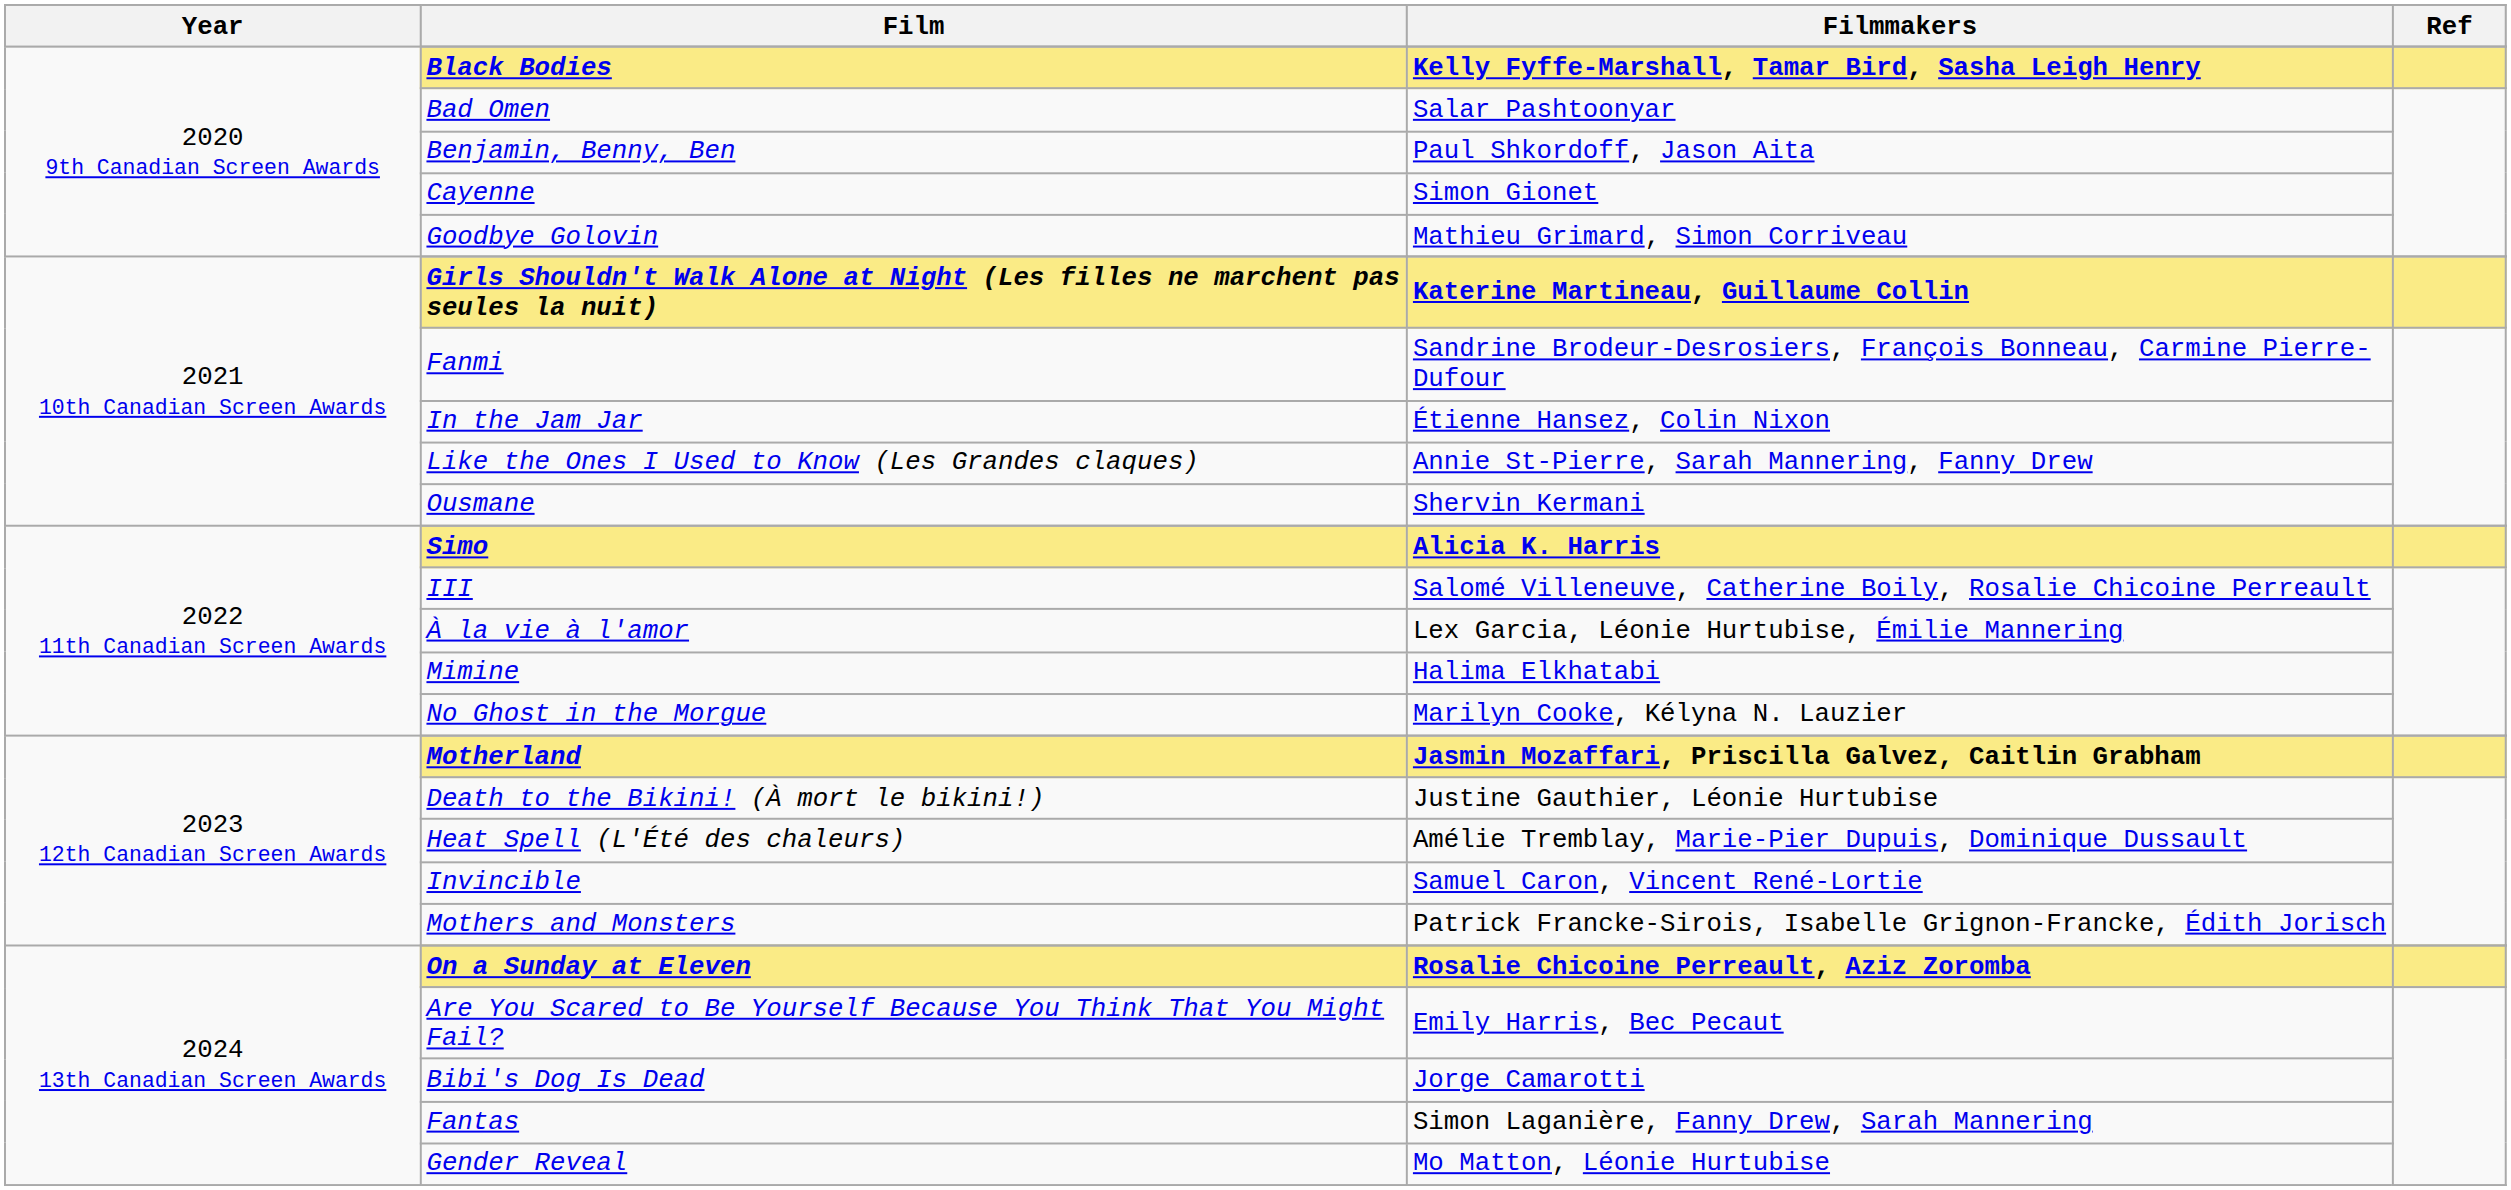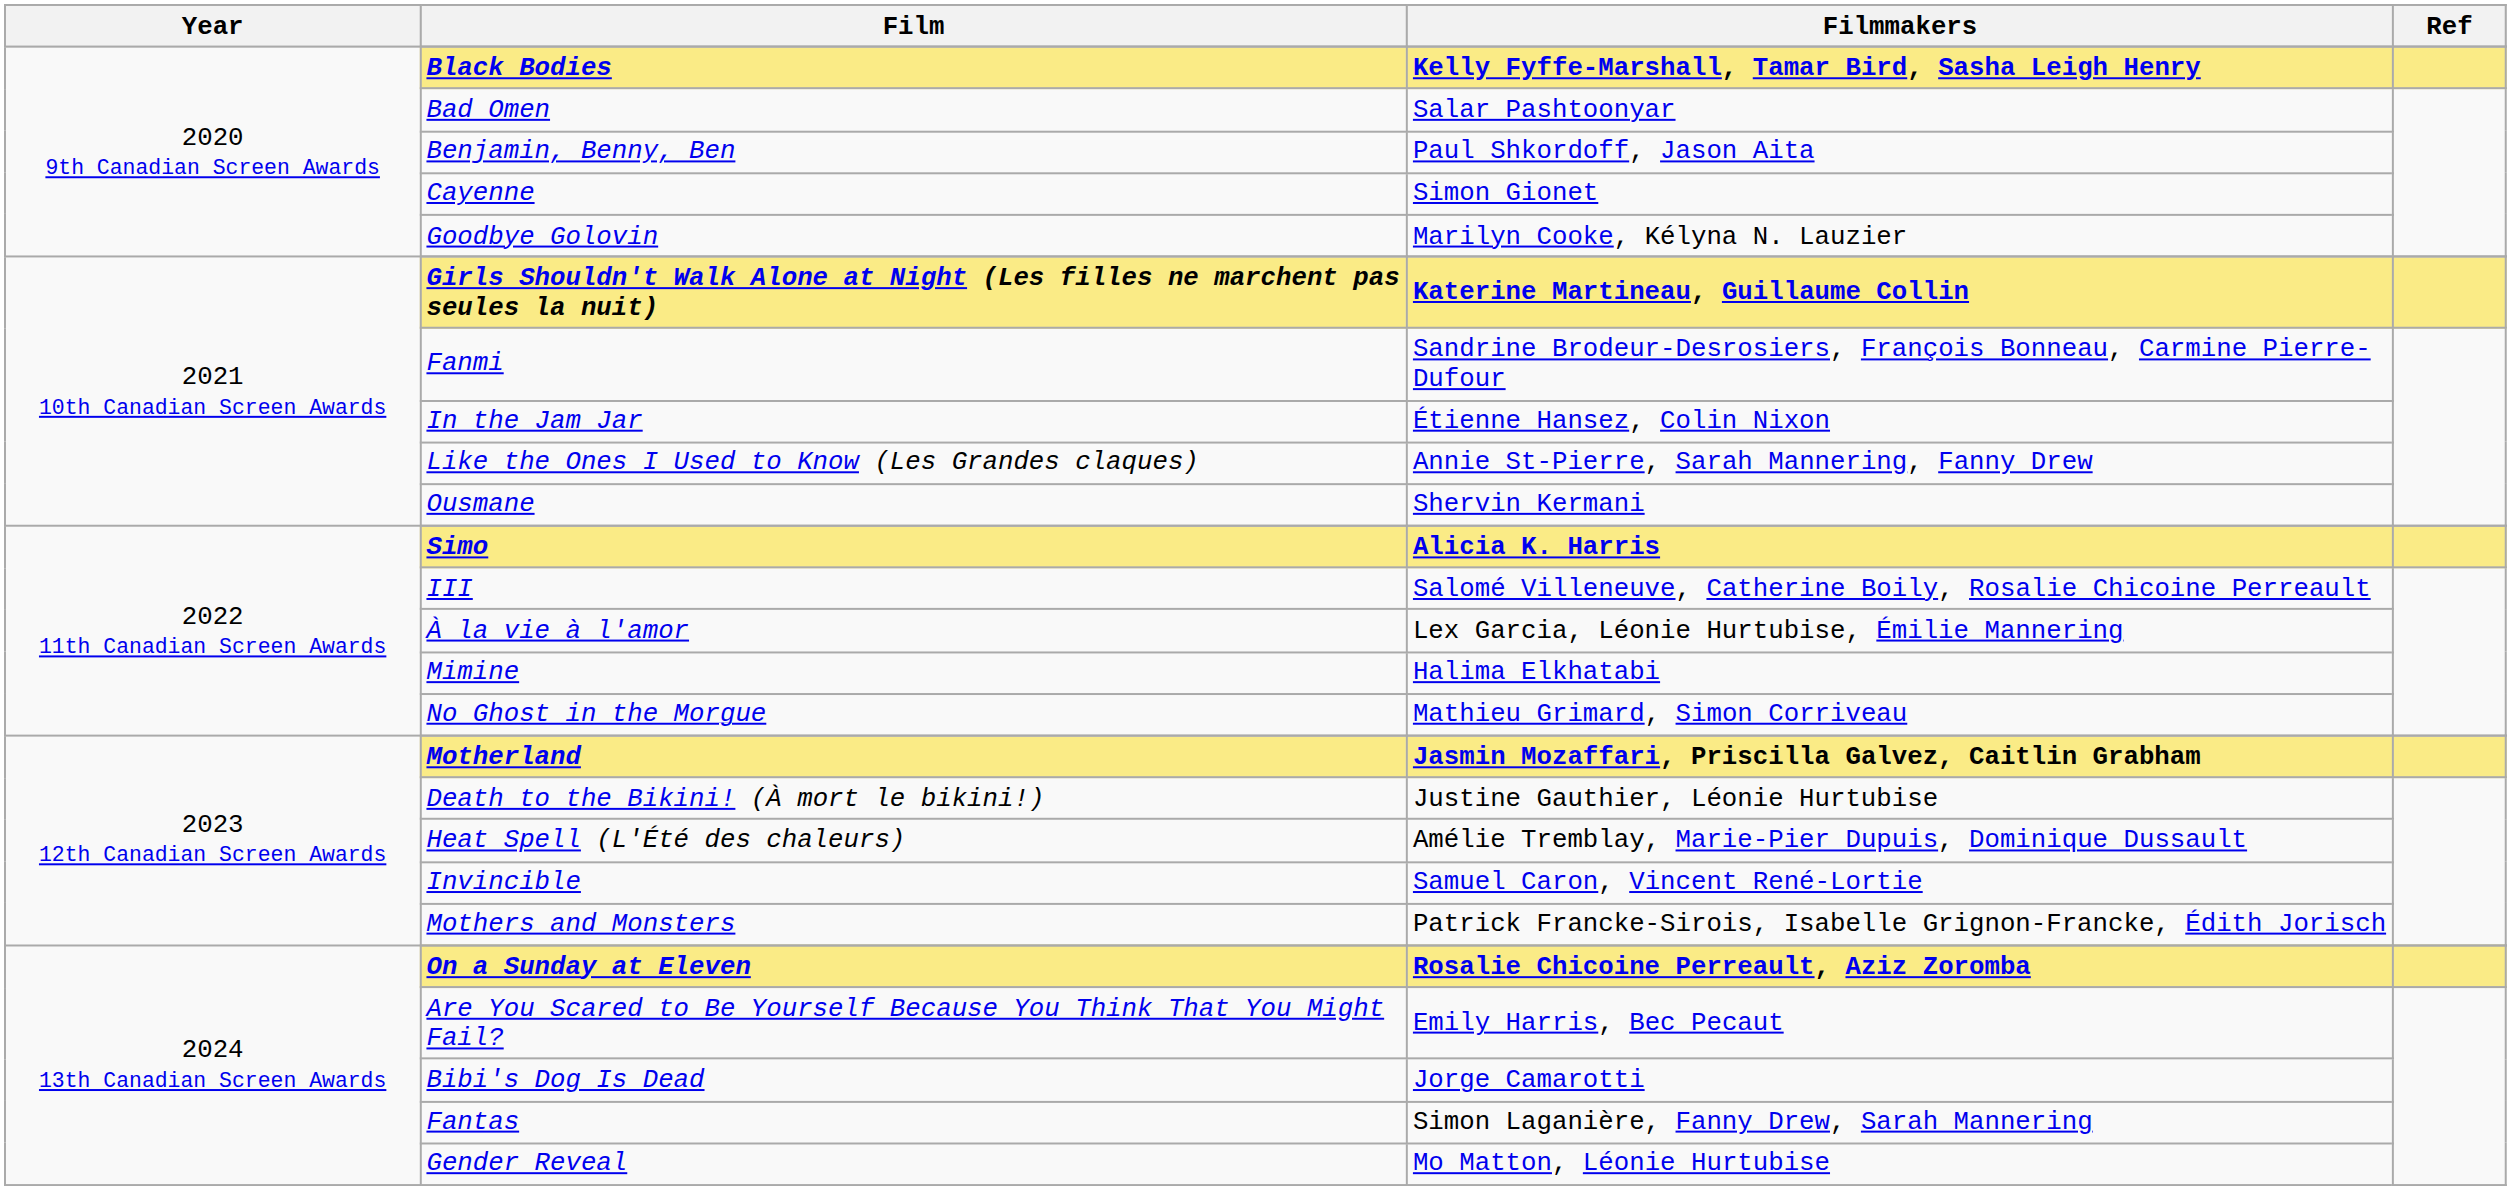(1660, 236) Mathieu Grimard, Simon Corriveau -> (1660, 236) Marilyn Cooke, Kélyna N. Lauzier
(1660, 715) Marilyn Cooke, Kélyna N. Lauzier -> (1660, 715) Mathieu Grimard, Simon Corriveau
